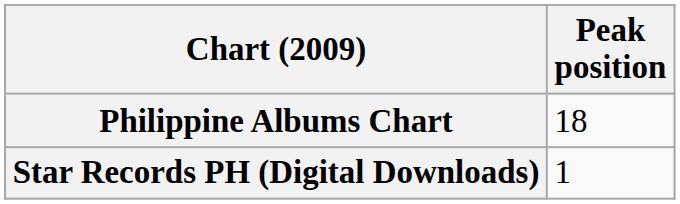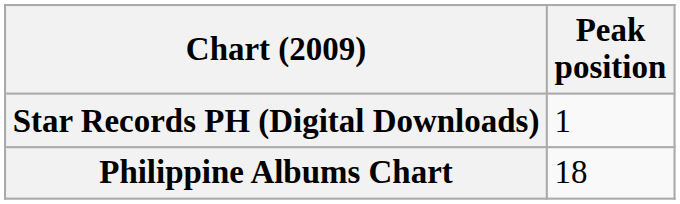rows swapped: (276, 172) <-> (276, 119)
